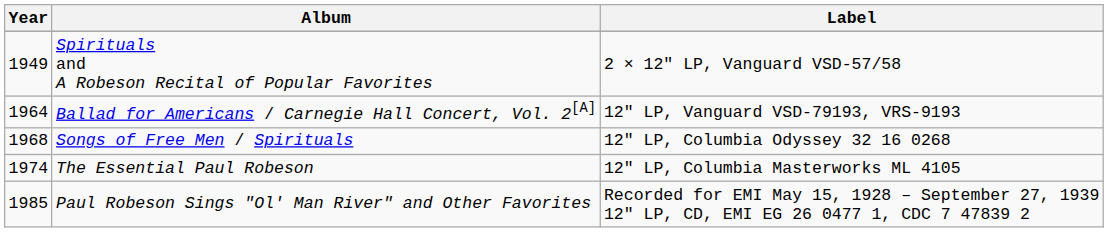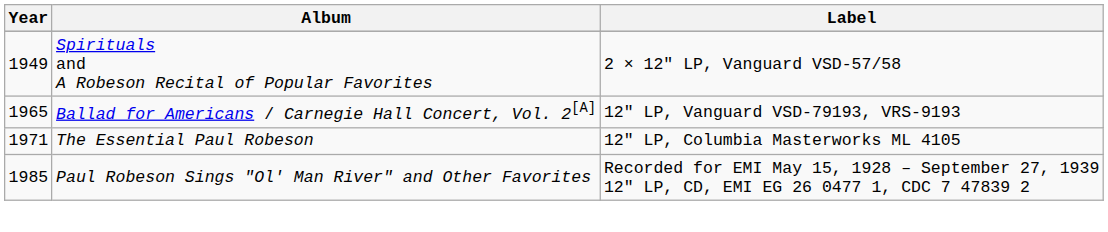(28, 112) 1964 -> (28, 112) 1965
- row: (205, 141)
(28, 168) 1974 -> (28, 141) 1971
